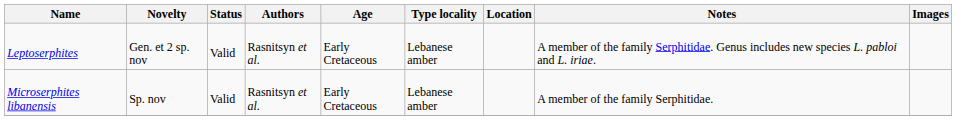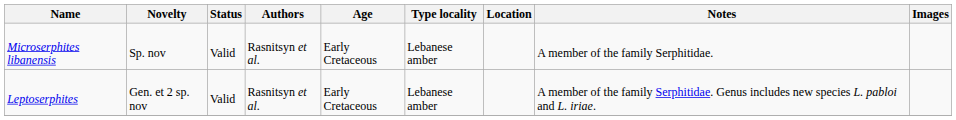rows swapped: (42, 53) <-> (43, 99)
